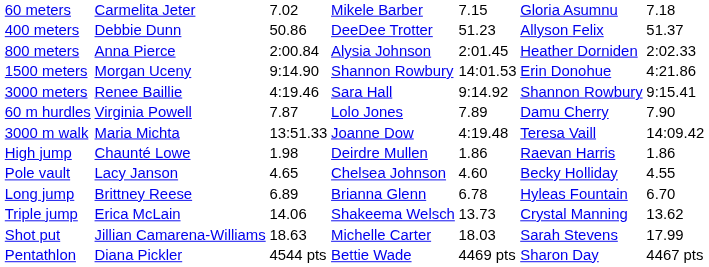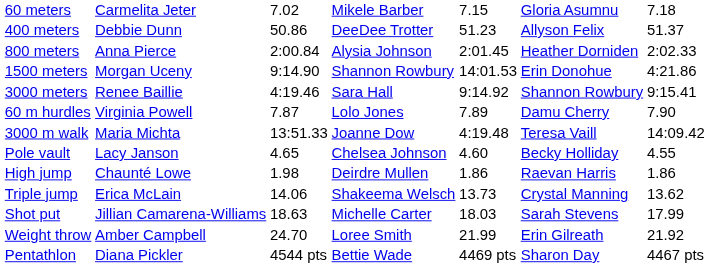rows swapped: (38, 153) <-> (37, 173)
- row: (40, 194)
+ row: (48, 235)
